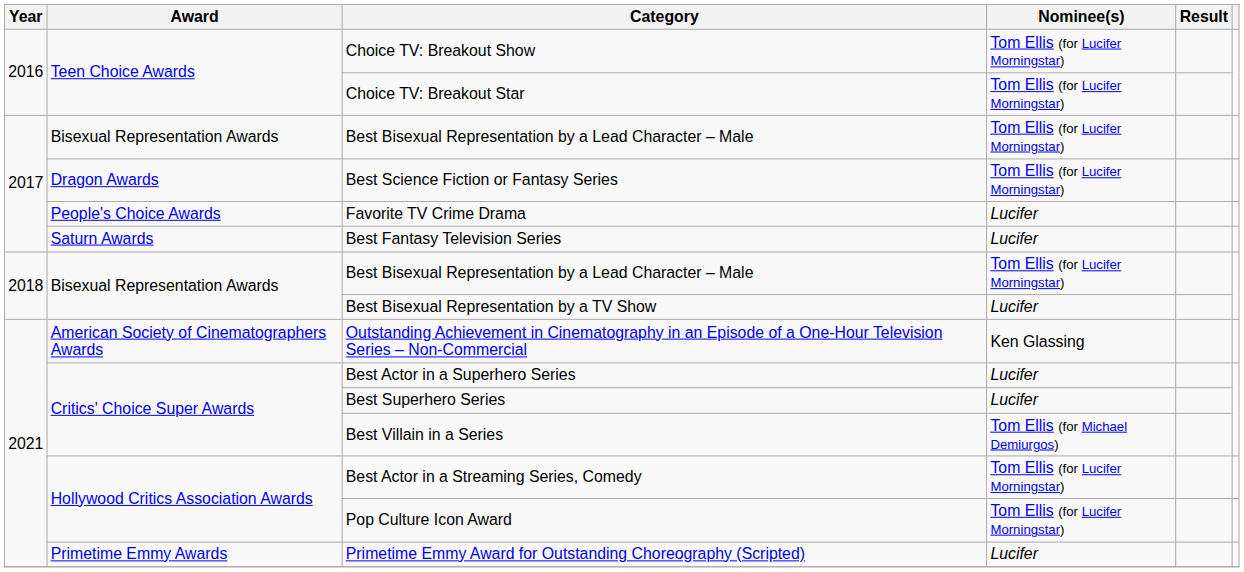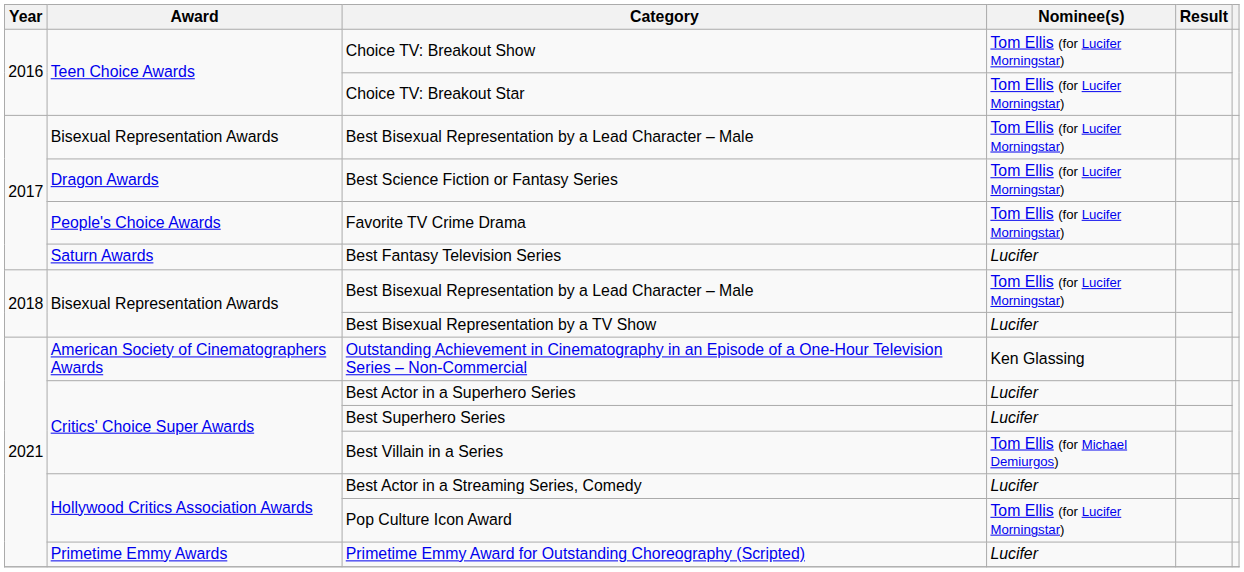(1014, 213) Lucifer -> (1056, 222) Tom Ellis (for Lucifer Morningstar)
(1056, 477) Tom Ellis (for Lucifer Morningstar) -> (1014, 486) Lucifer
